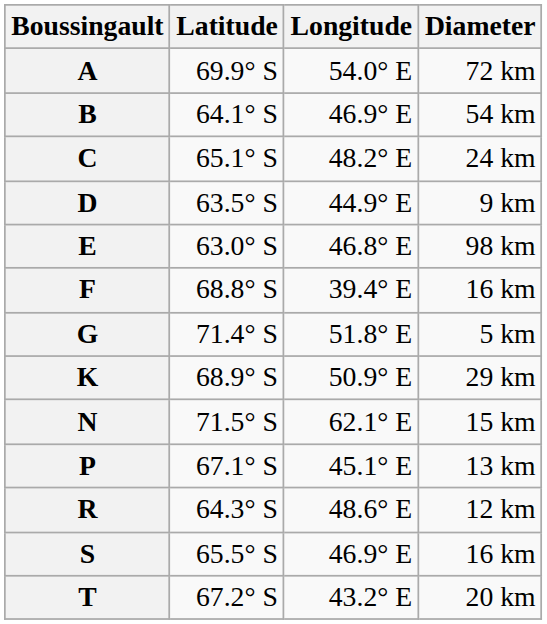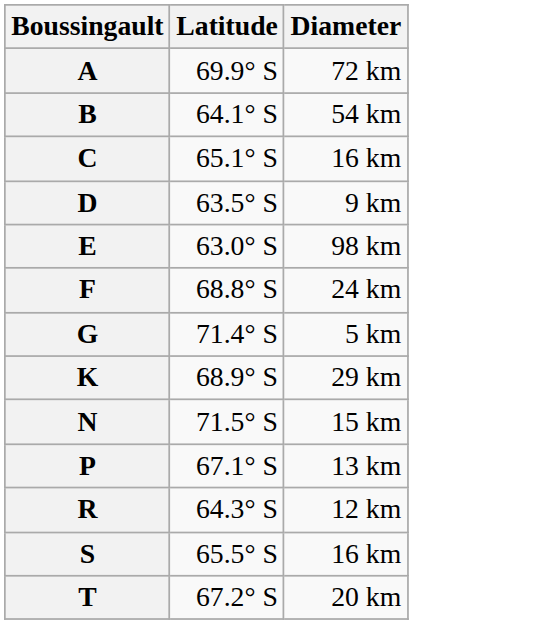- column: (351, 26)
(501, 158) 24 km -> (366, 158) 16 km
(501, 289) 16 km -> (366, 289) 24 km
